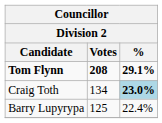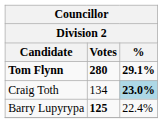(98, 71) 208 -> (98, 71) 280
(98, 108) normal -> (98, 108) bold
